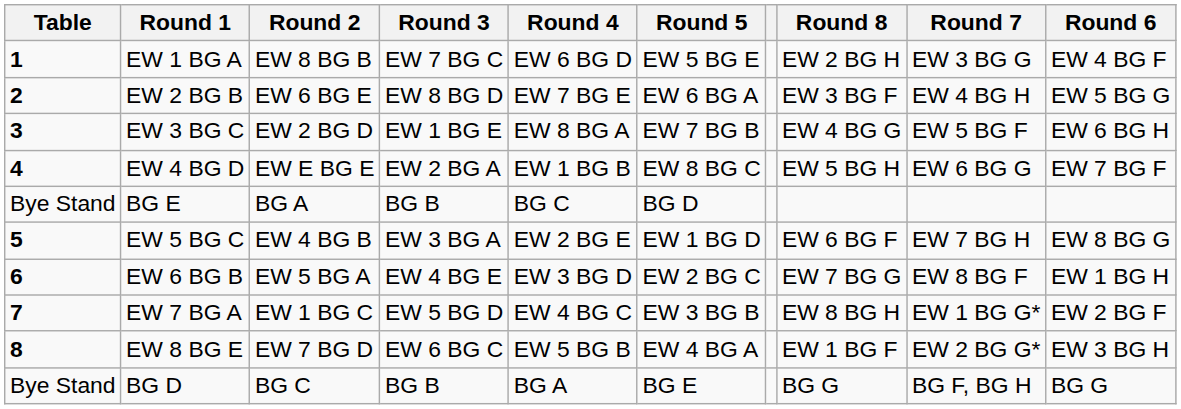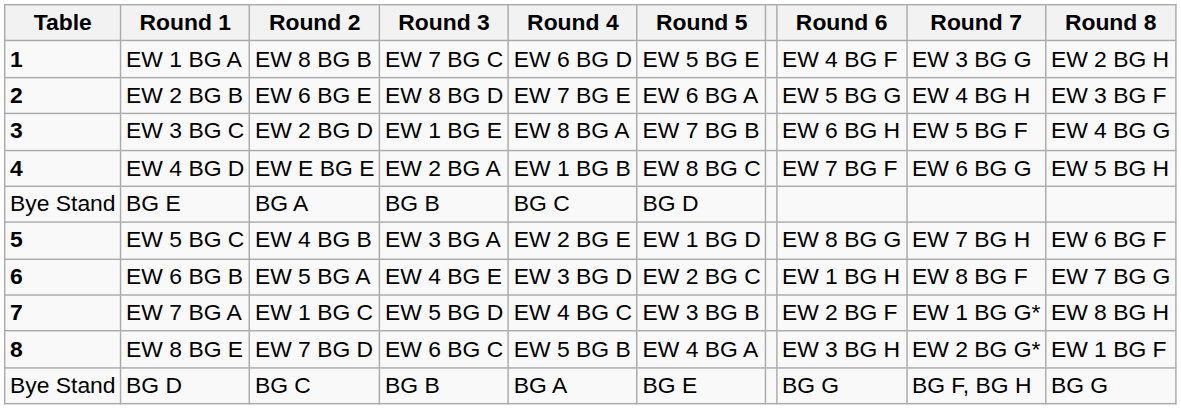columns swapped: (1111, 22) <-> (842, 22)
